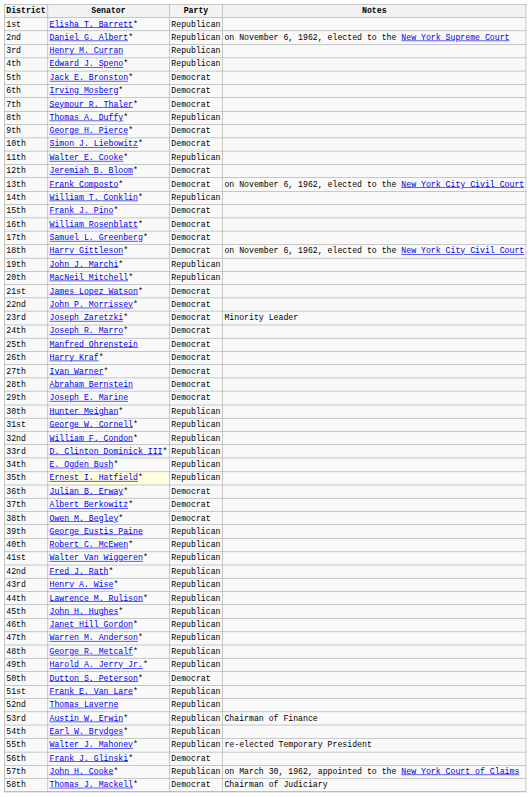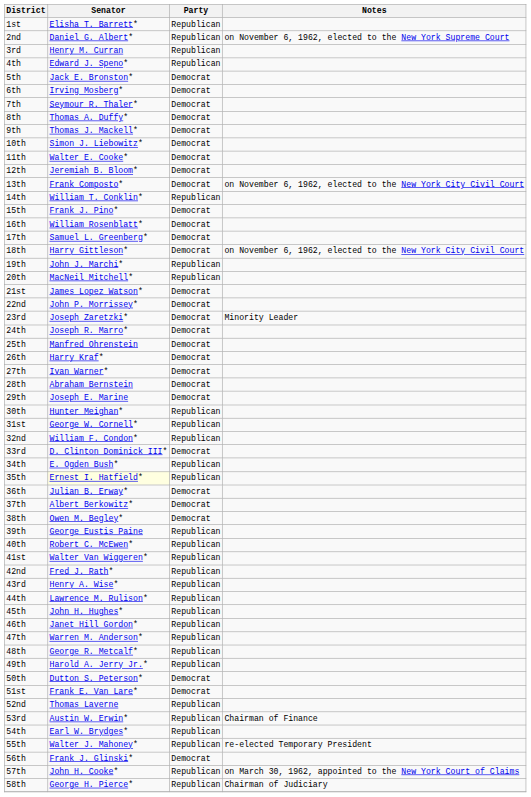(196, 118) Republican -> (191, 118) Democrat
(91, 131) George H. Pierce* -> (94, 131) Thomas J. Mackell*
(196, 158) Republican -> (191, 158) Democrat
(196, 451) Republican -> (191, 451) Democrat
(196, 692) Republican -> (191, 692) Democrat
(94, 785) Thomas J. Mackell* -> (91, 785) George H. Pierce*
(191, 785) Democrat -> (196, 785) Republican
